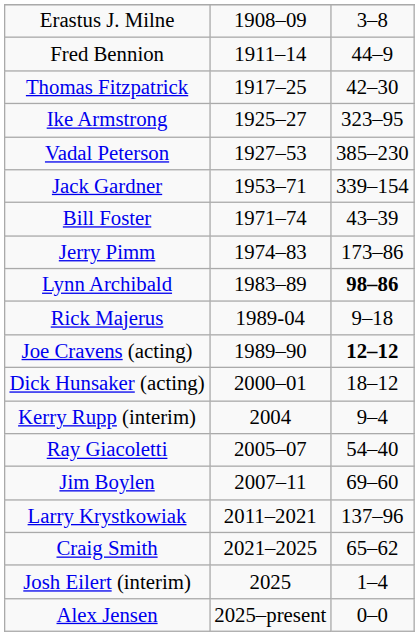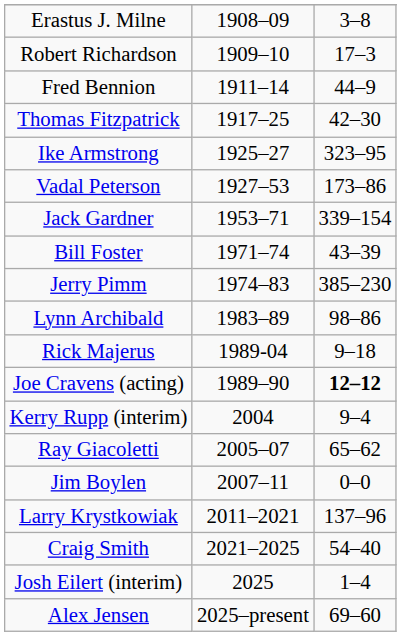+ row: (98, 53)
(372, 152) 385–230 -> (355, 185) 173–86
(372, 251) 173–86 -> (355, 284) 385–230
(372, 284) bold -> (355, 317) normal
- row: (107, 383)
(372, 449) 54–40 -> (355, 449) 65–62
(372, 482) 69–60 -> (355, 482) 0–0
(372, 548) 65–62 -> (355, 548) 54–40
(372, 614) 0–0 -> (355, 614) 69–60
